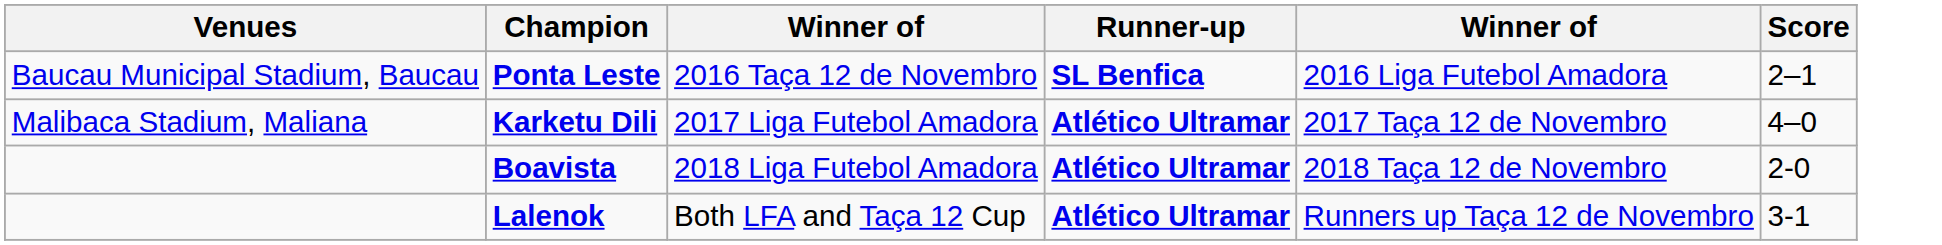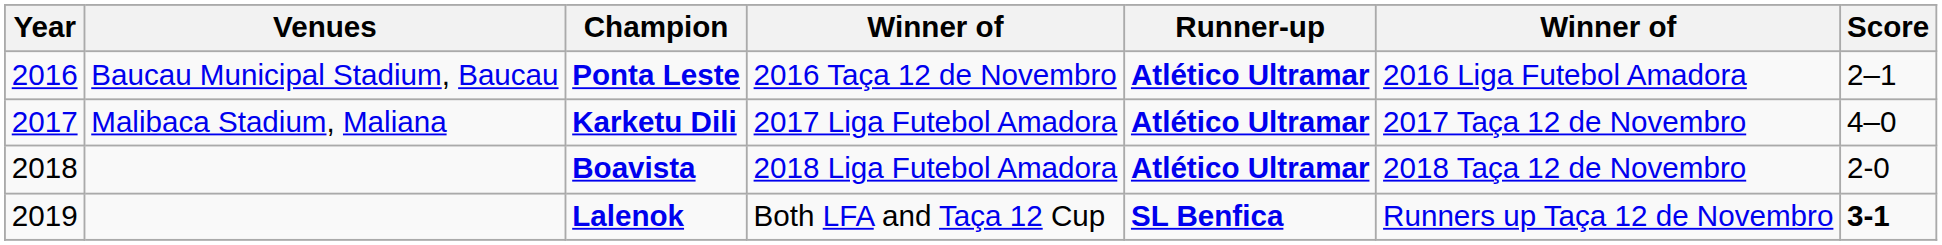+ column: (45, 27)
(1128, 74) SL Benfica -> (1250, 74) Atlético Ultramar
(1171, 215) Atlético Ultramar -> (1207, 215) SL Benfica
(1789, 215) normal -> (1868, 215) bold
